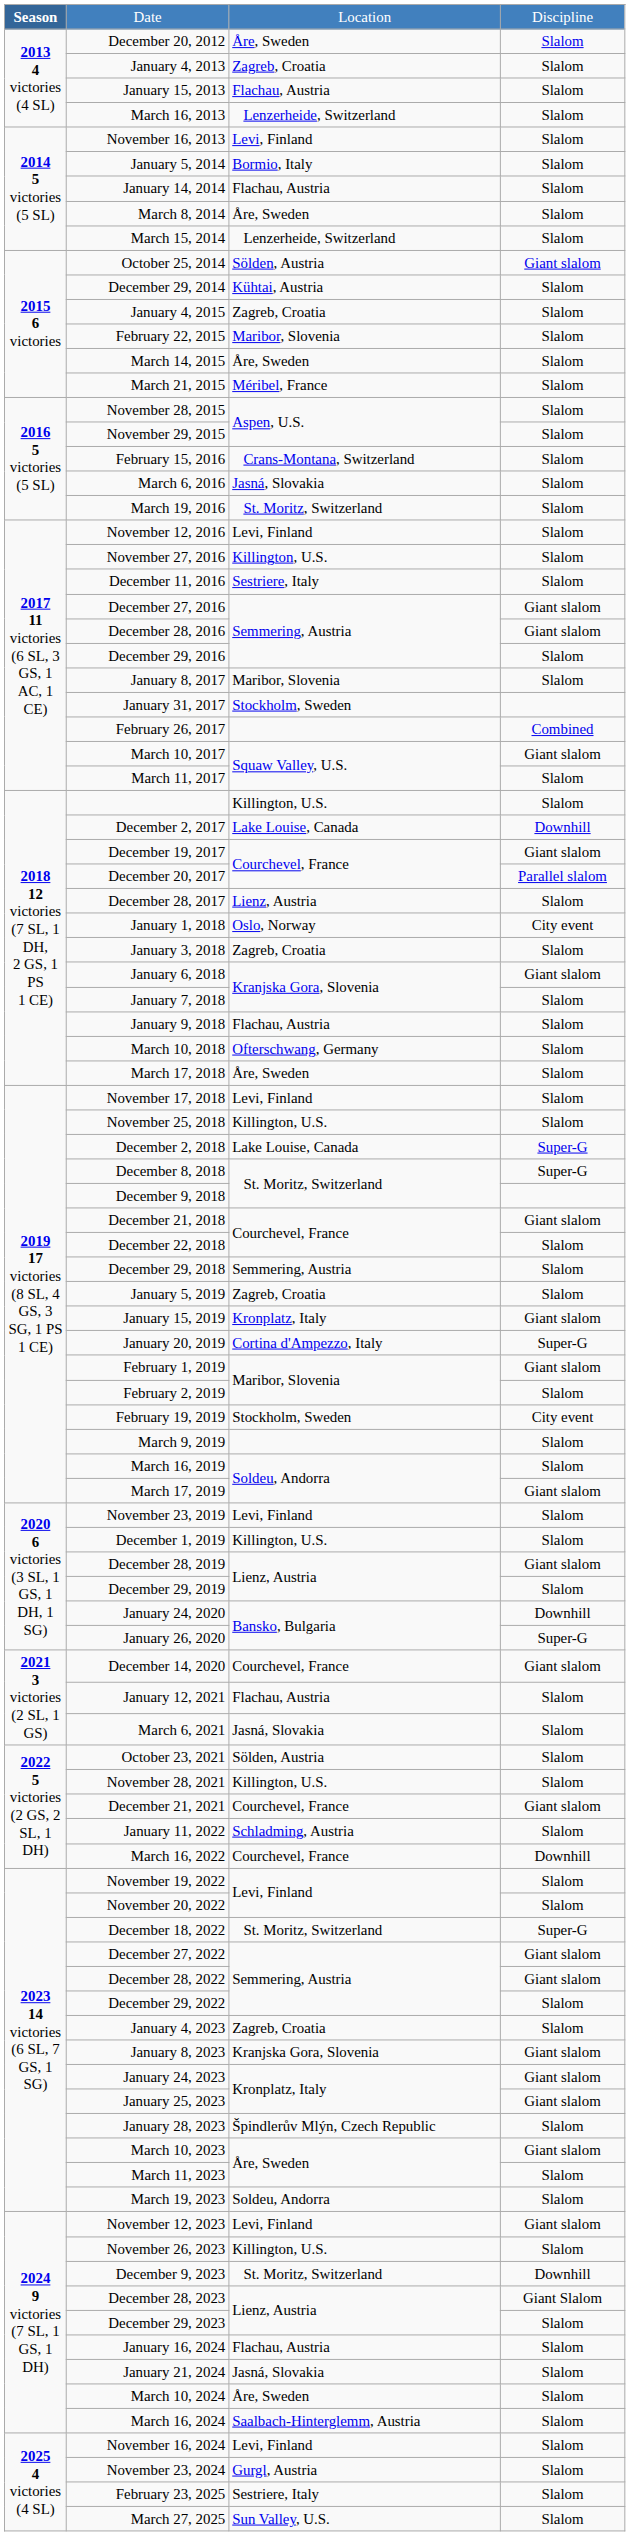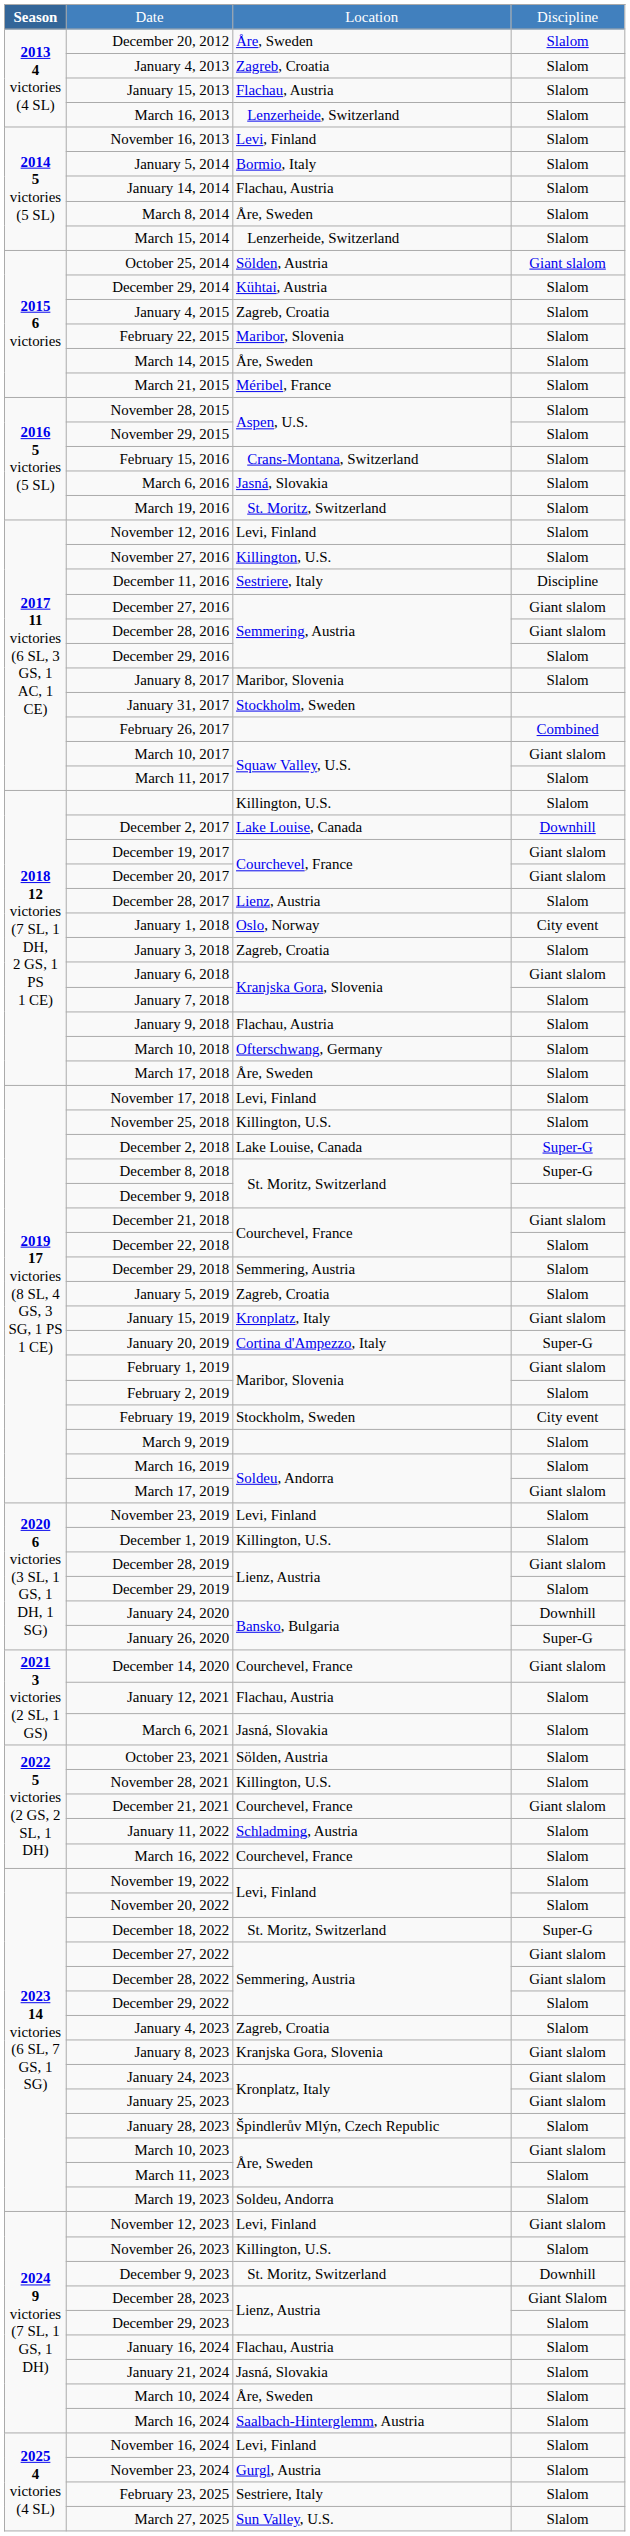(563, 581) Slalom -> (568, 581) Discipline
(563, 876) Parallel slalom -> (568, 876) Giant slalom
(563, 1855) Downhill -> (568, 1855) Slalom
